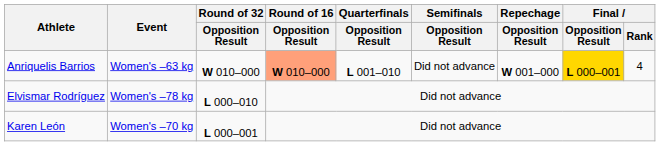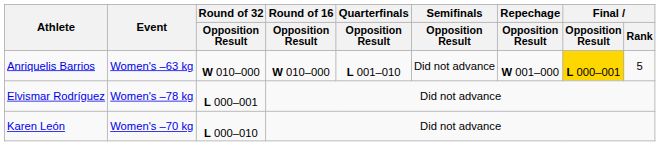(301, 72) lightsalmon background -> (301, 72) no background
(640, 66) 4 -> (640, 66) 5
(231, 103) L 000–010 -> (231, 103) L 000–001
(231, 133) L 000–001 -> (231, 133) L 000–010
